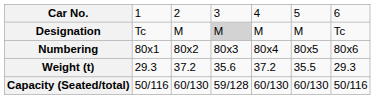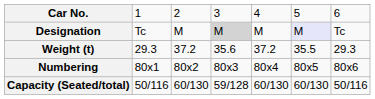(298, 31) no background -> (298, 31) lavender background
rows swapped: (68, 49) <-> (68, 67)
